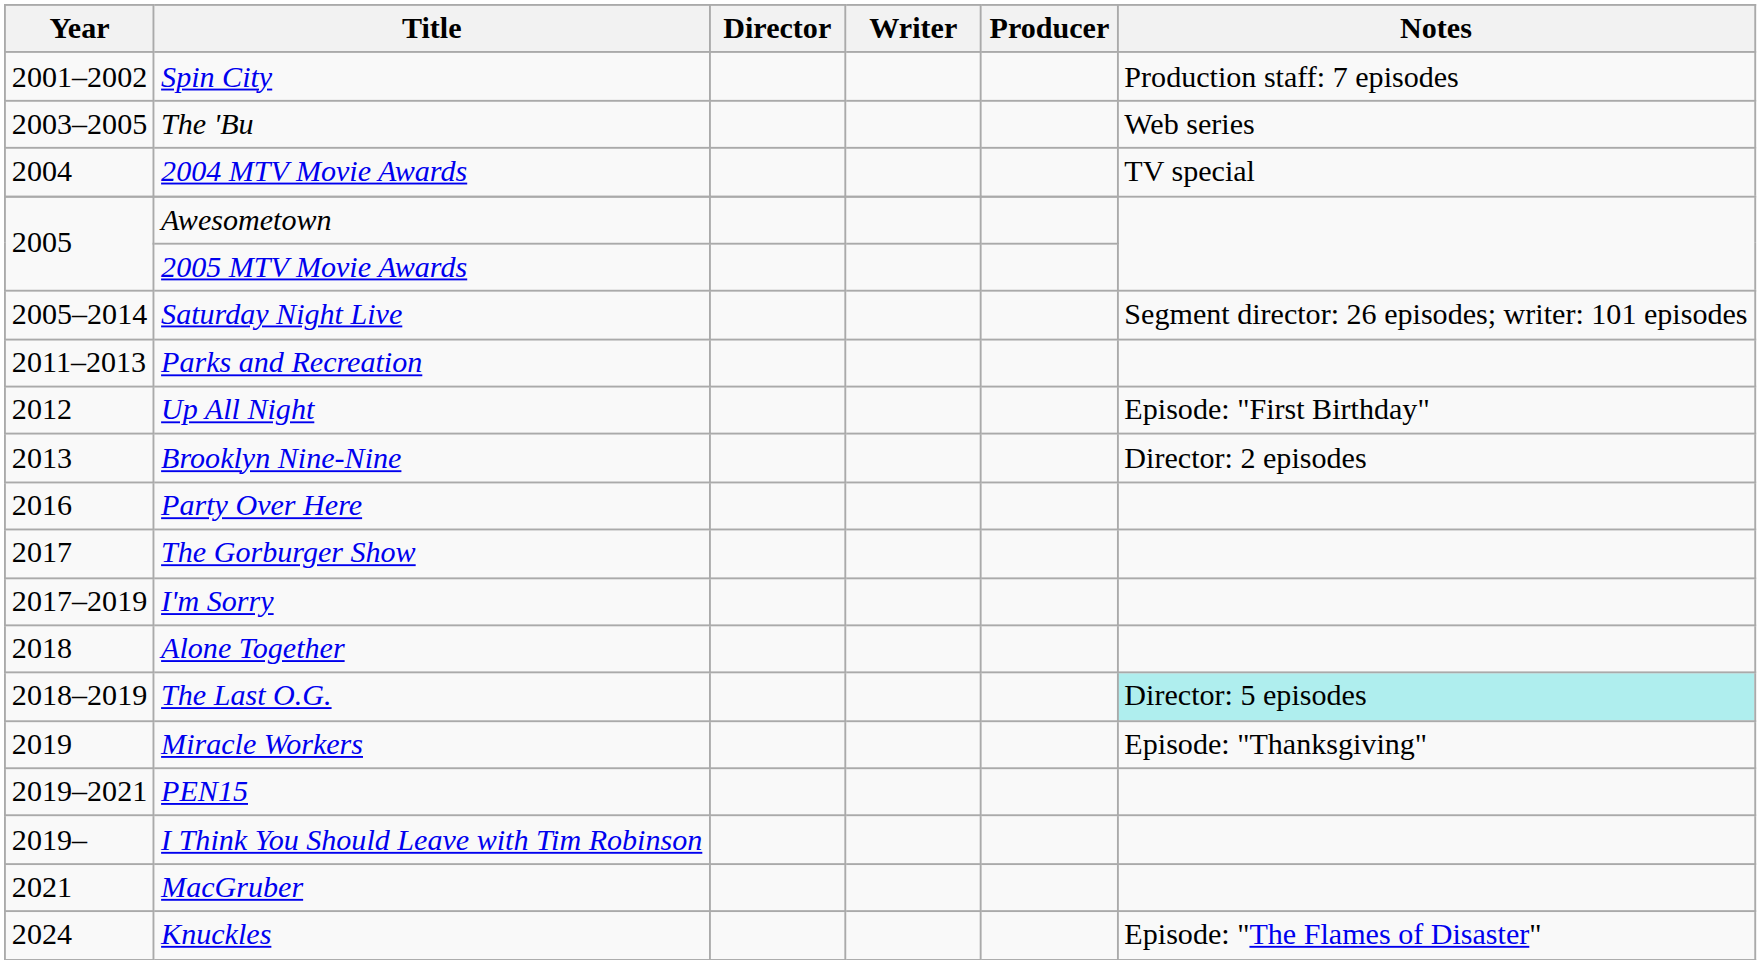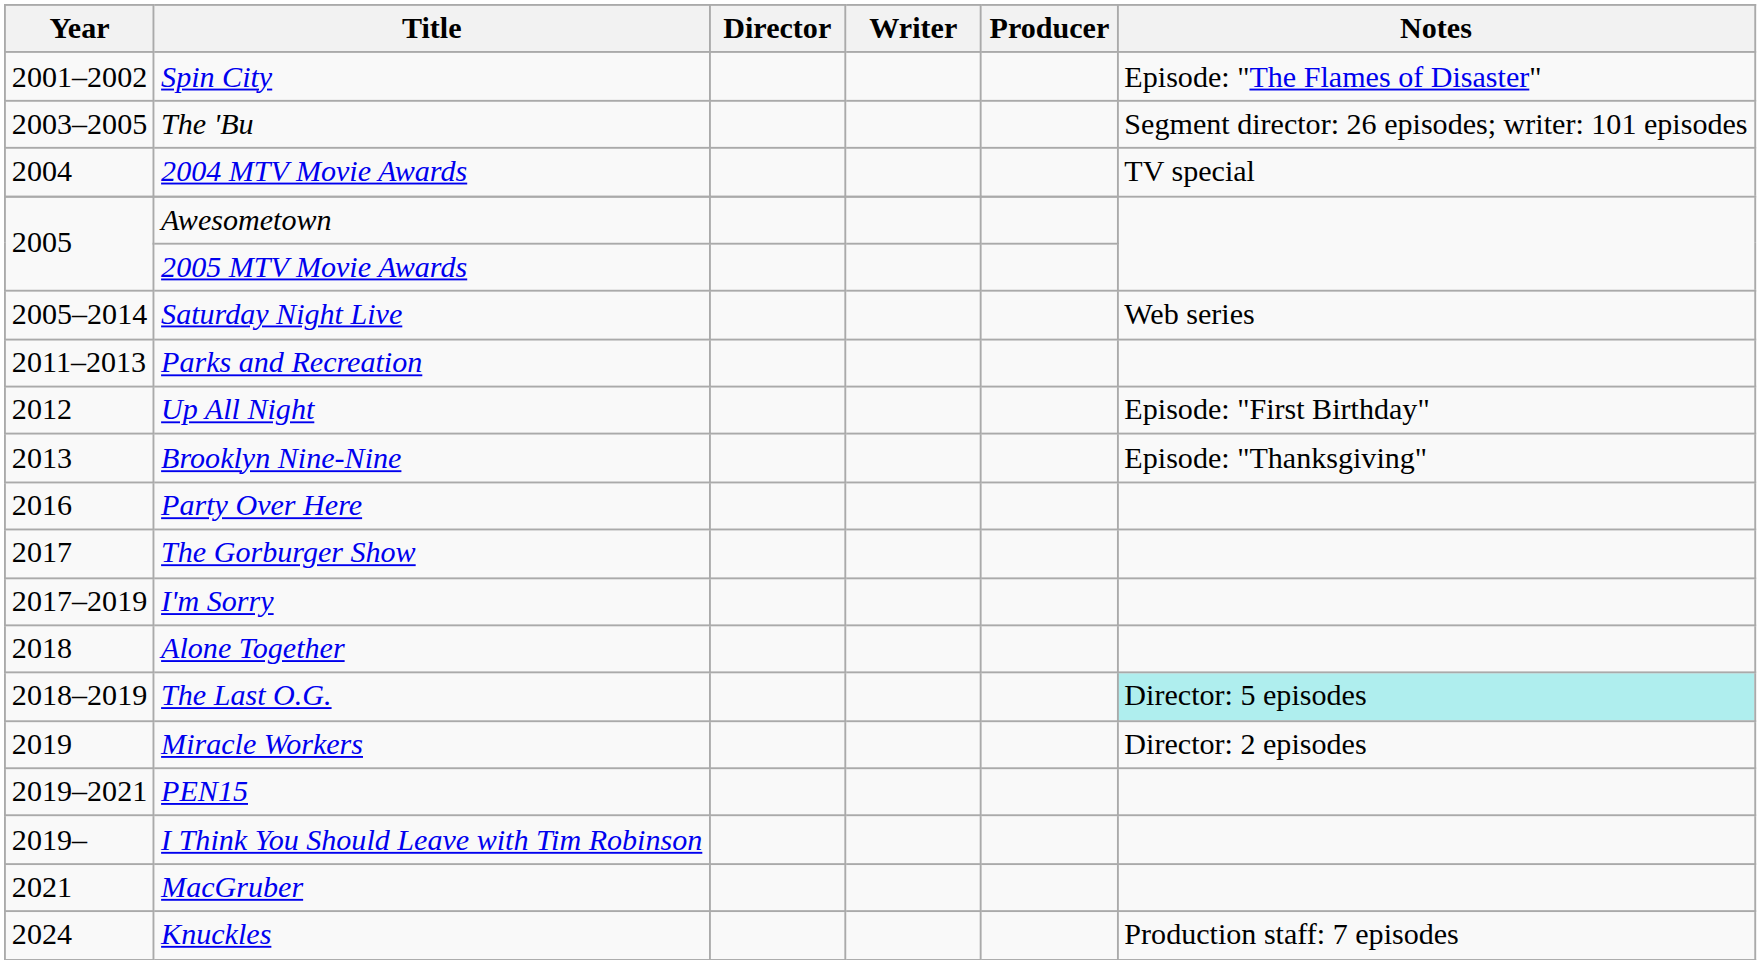(1292, 76) Production staff: 7 episodes -> (1333, 76) Episode: "The Flames of Disaster"
(1190, 123) Web series -> (1436, 123) Segment director: 26 episodes; writer: 101 episodes
(1436, 314) Segment director: 26 episodes; writer: 101 episodes -> (1190, 314) Web series
(1245, 457) Director: 2 episodes -> (1276, 457) Episode: "Thanksgiving"
(1276, 743) Episode: "Thanksgiving" -> (1245, 743) Director: 2 episodes
(1333, 934) Episode: "The Flames of Disaster" -> (1292, 934) Production staff: 7 episodes
